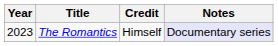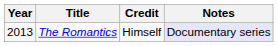(20, 32) 2023 -> (20, 32) 2013
